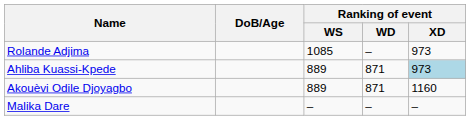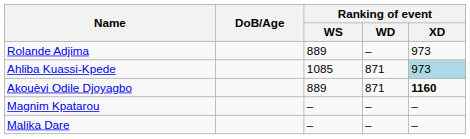(320, 51) 1085 -> (317, 51) 889
(317, 69) 889 -> (320, 69) 1085
(424, 88) normal -> (424, 88) bold
+ row: (53, 106)
